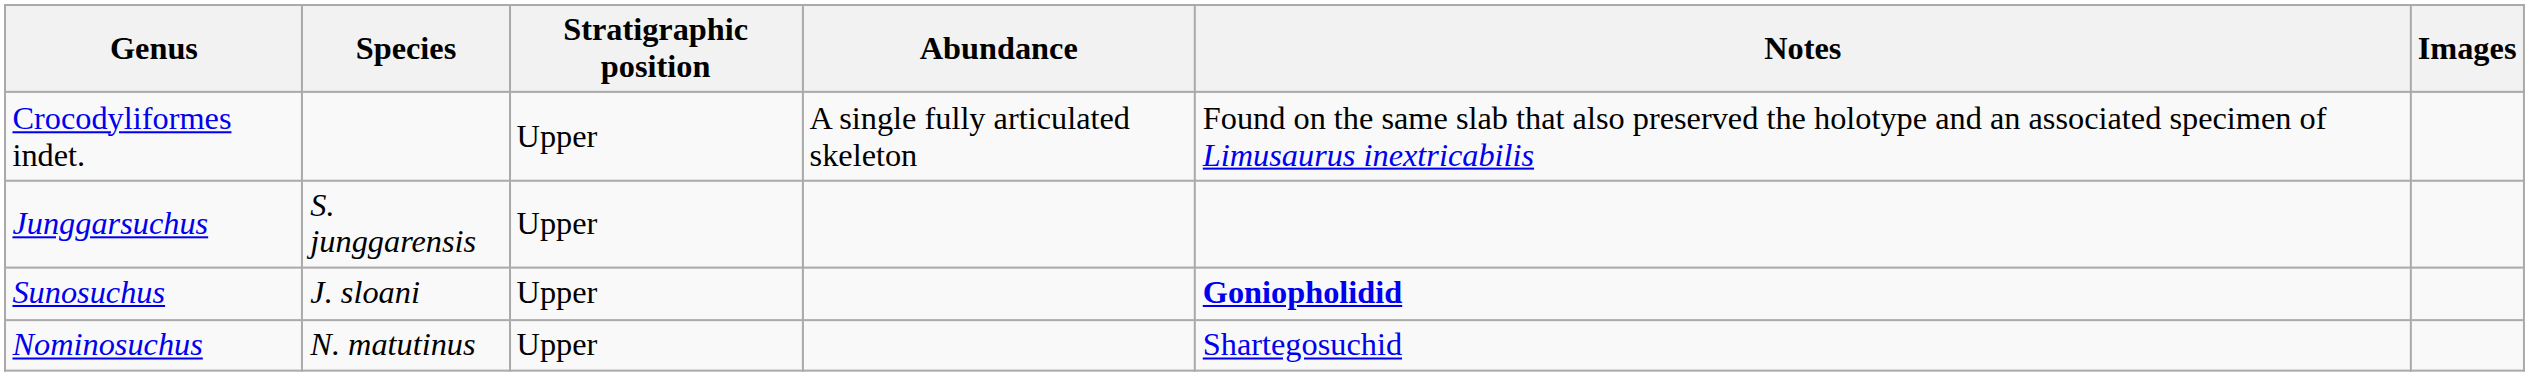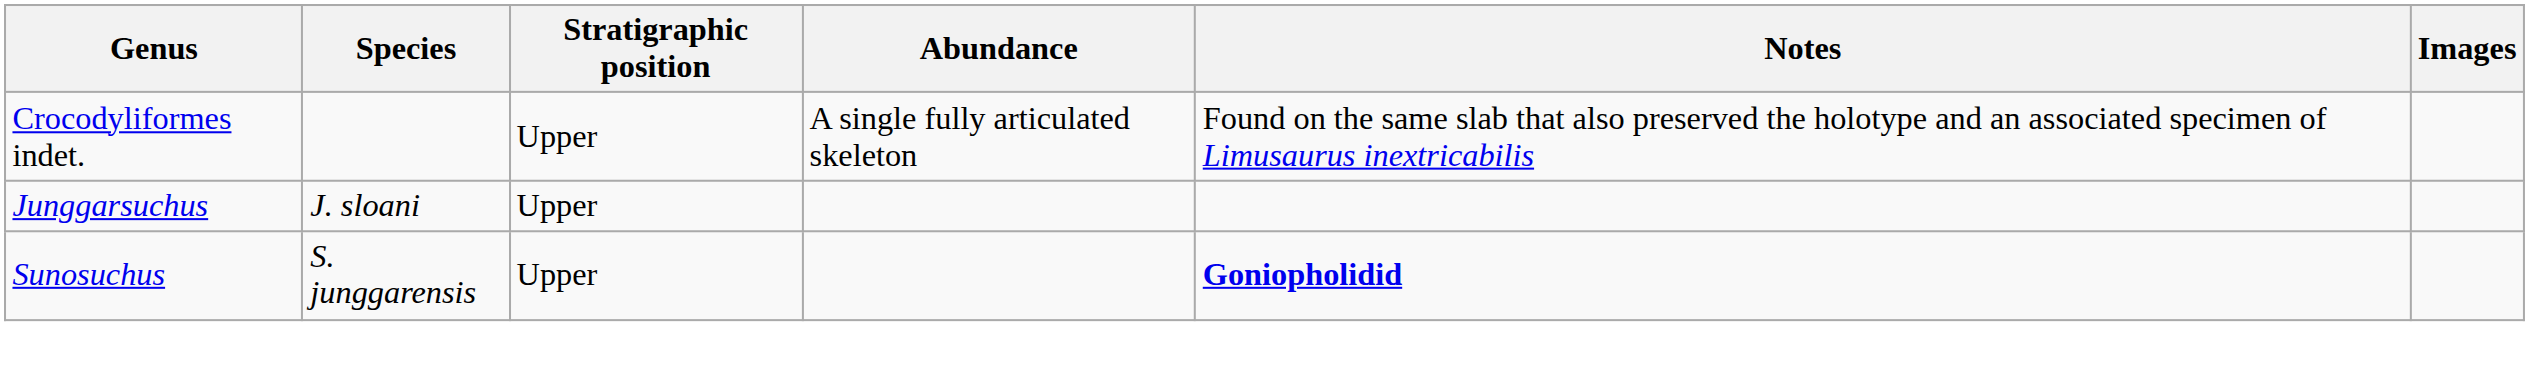(393, 223) S. junggarensis -> (365, 205) J. sloani
(365, 292) J. sloani -> (393, 274) S. junggarensis
- row: (108, 344)
